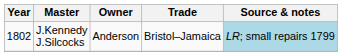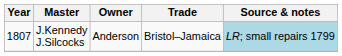(19, 36) 1802 -> (19, 36) 1807
